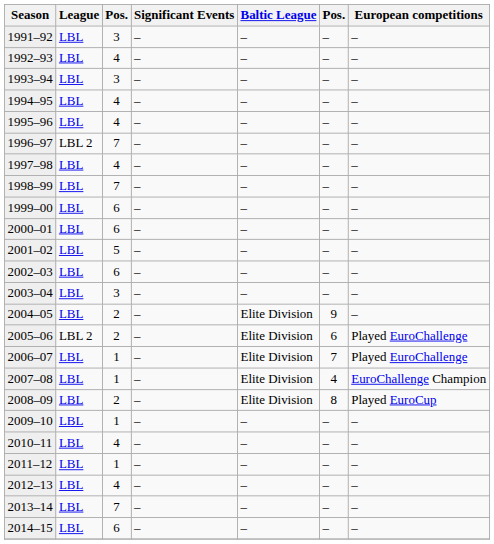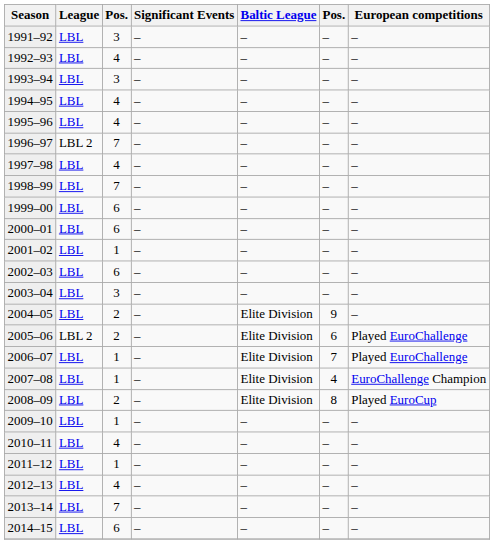(117, 250) 5 -> (117, 250) 1
